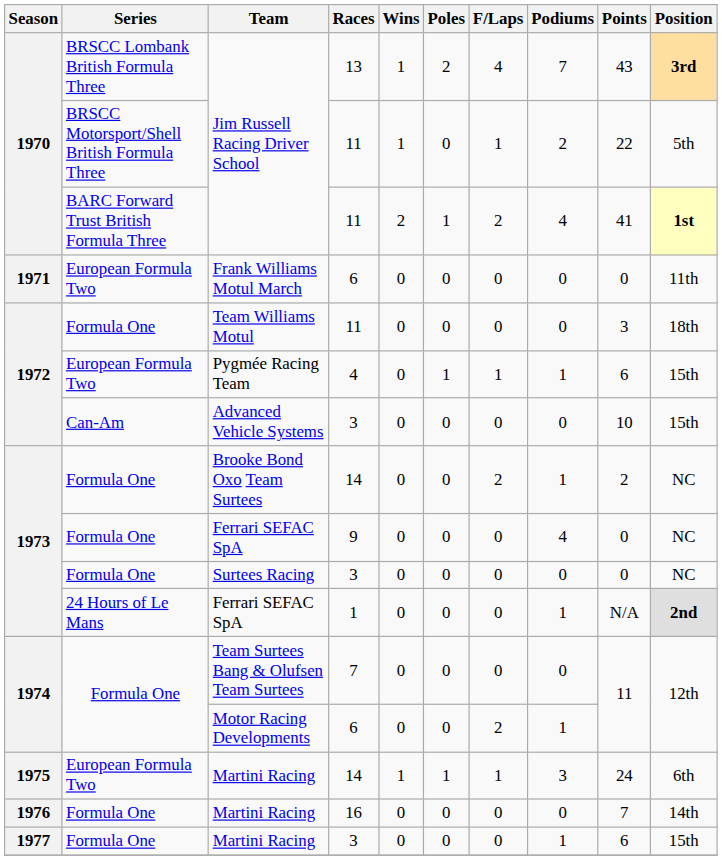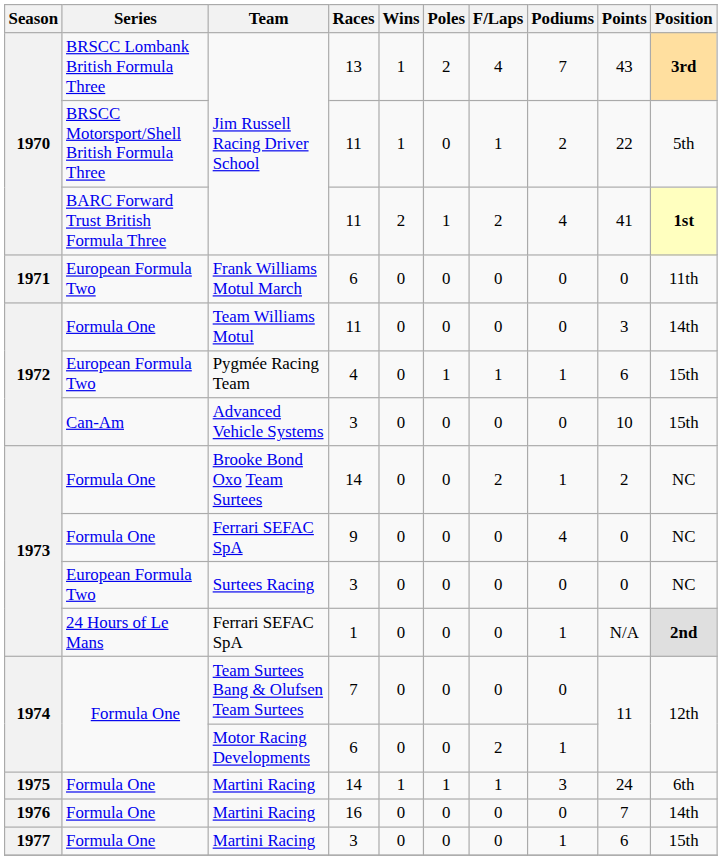(684, 326) 18th -> (684, 326) 14th
(111, 575) Formula One -> (129, 585) European Formula Two
(129, 775) European Formula Two -> (111, 785) Formula One
